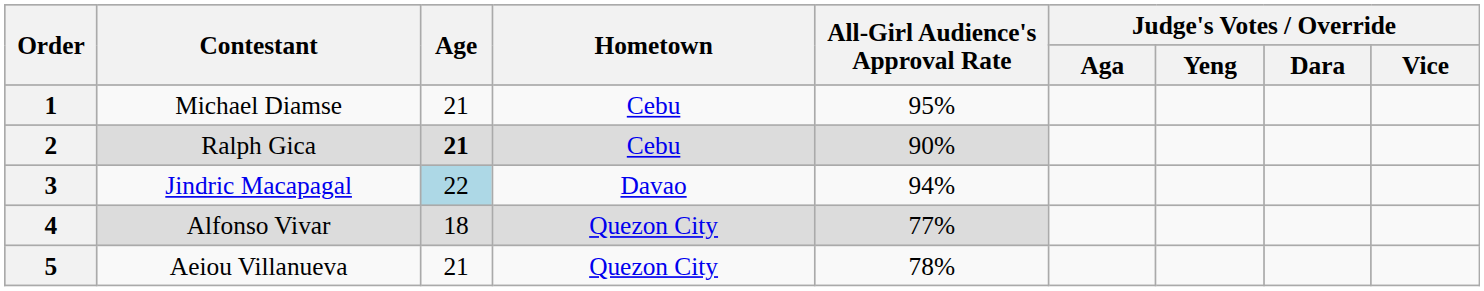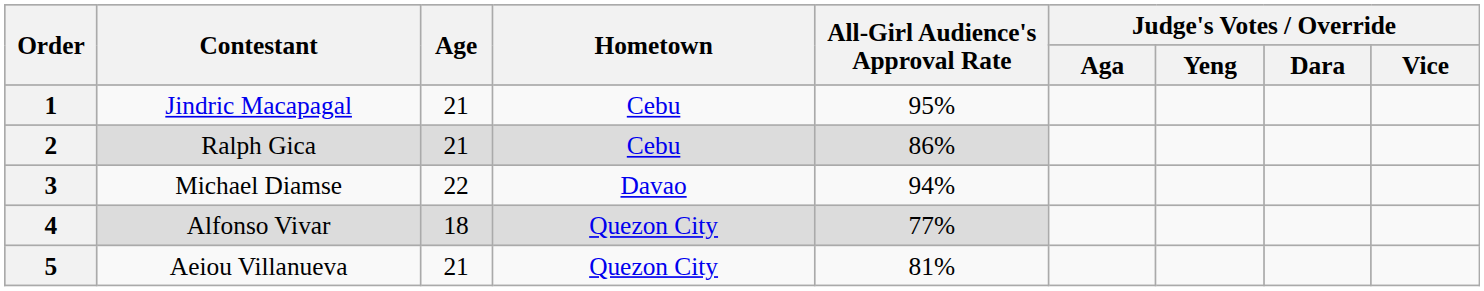(259, 105) Michael Diamse -> (259, 105) Jindric Macapagal
(456, 146) bold -> (456, 146) normal
(932, 146) 90% -> (932, 146) 86%
(259, 186) Jindric Macapagal -> (259, 186) Michael Diamse
(456, 186) lightblue background -> (456, 186) no background
(932, 266) 78% -> (932, 266) 81%
